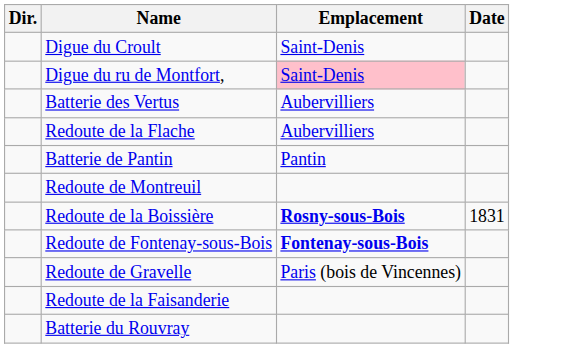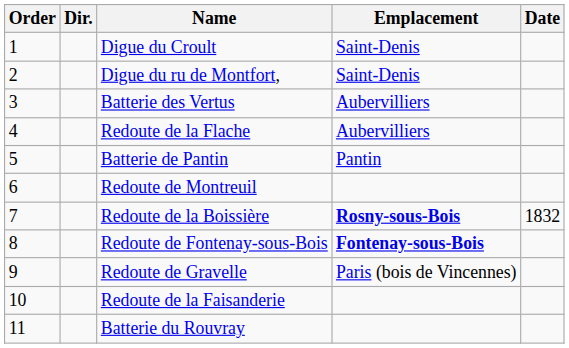+ column: (32, 18)
(322, 74) pink background -> (378, 74) no background
(487, 215) 1831 -> (542, 215) 1832
